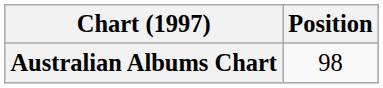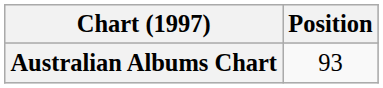(330, 62) 98 -> (330, 62) 93
